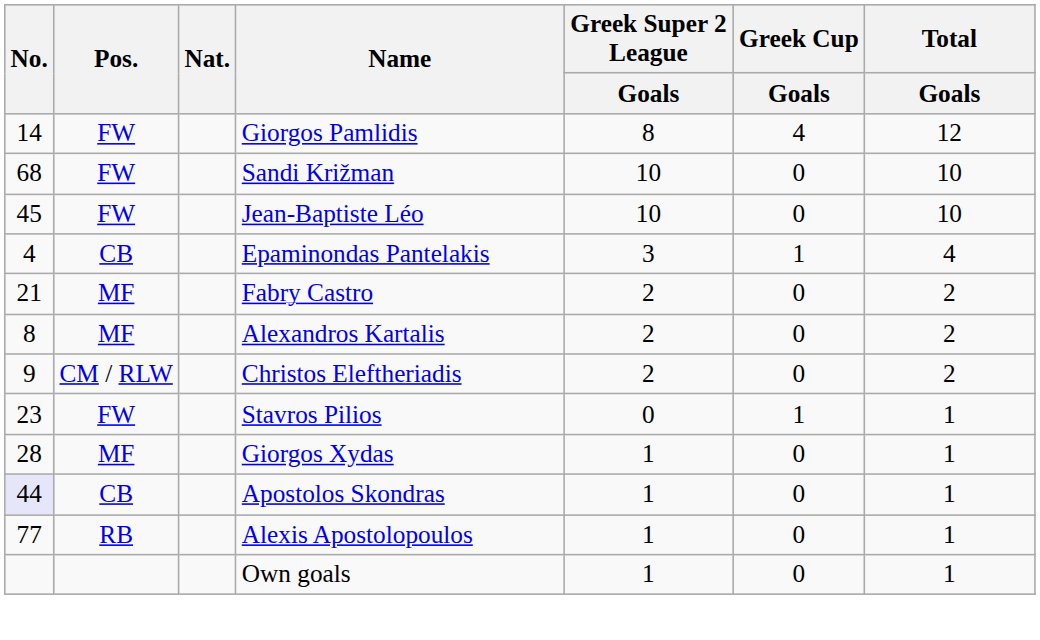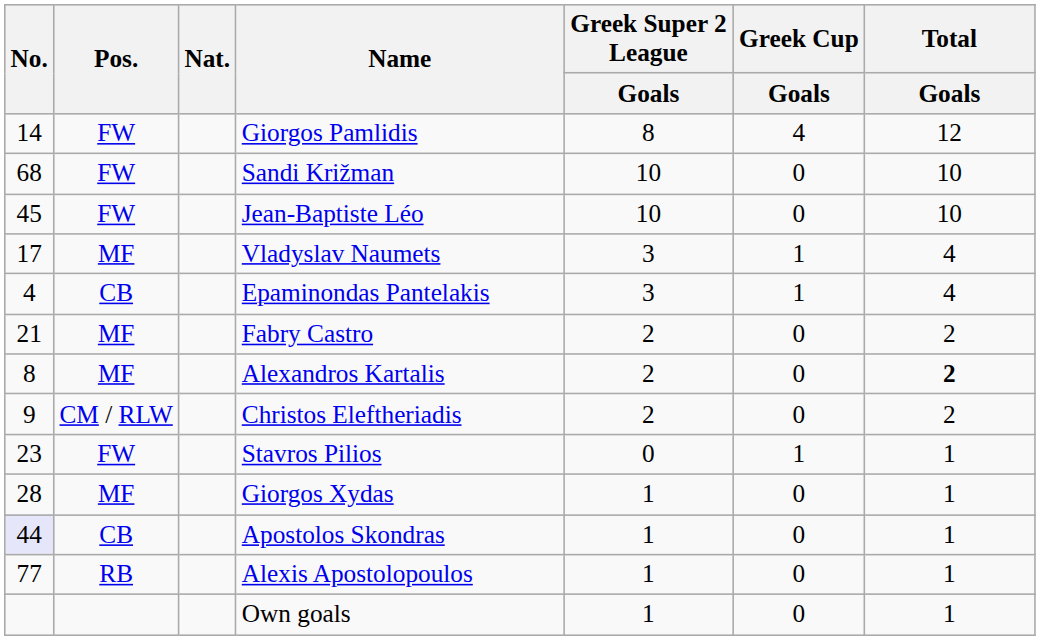+ row: (341, 253)
(949, 333) normal -> (949, 373) bold
